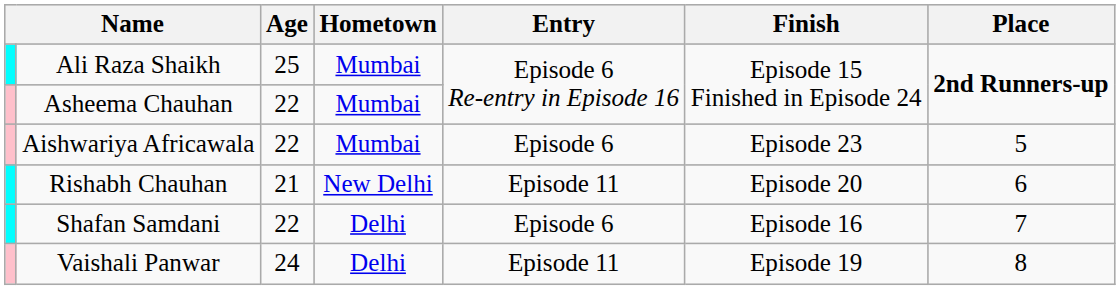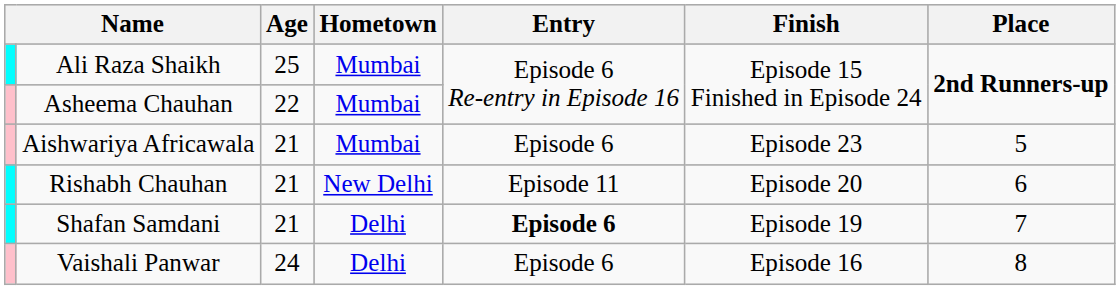(287, 143) 22 -> (287, 143) 21
(287, 223) 22 -> (287, 223) 21
(564, 223) normal -> (564, 223) bold
(806, 223) Episode 16 -> (806, 223) Episode 19
(564, 263) Episode 11 -> (564, 263) Episode 6
(806, 263) Episode 19 -> (806, 263) Episode 16
